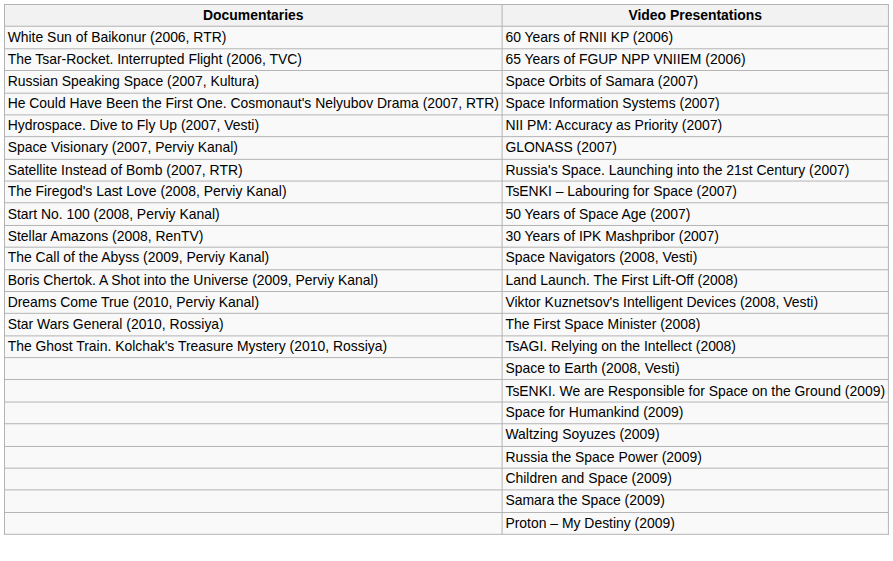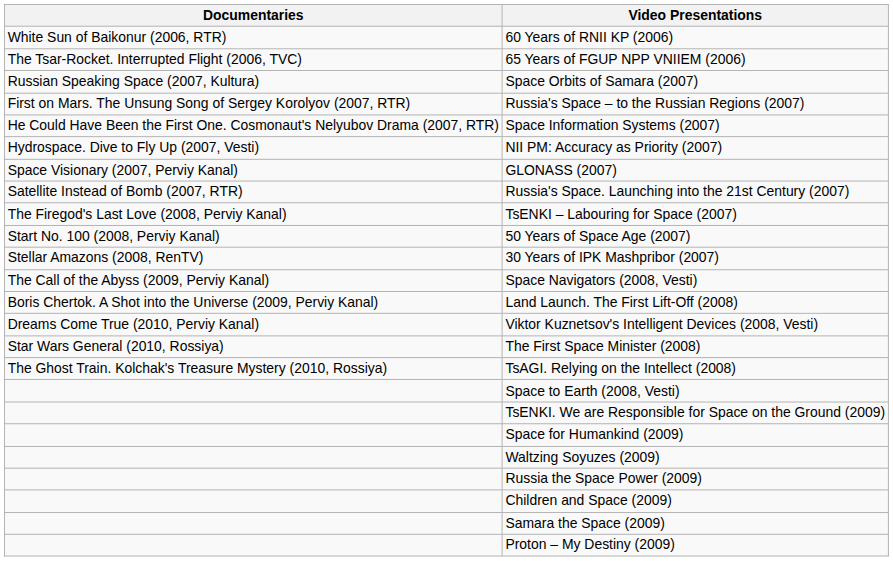+ row: (655, 103)
